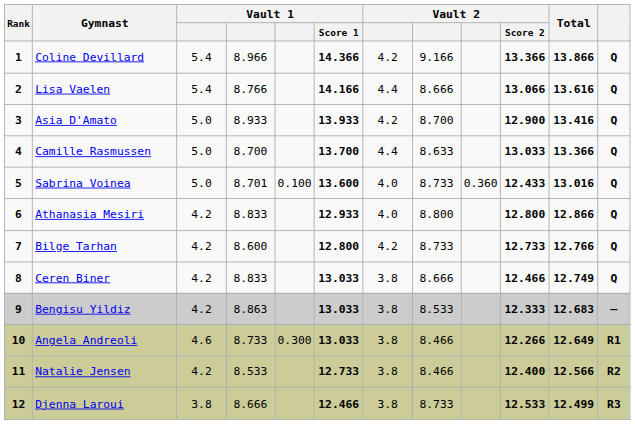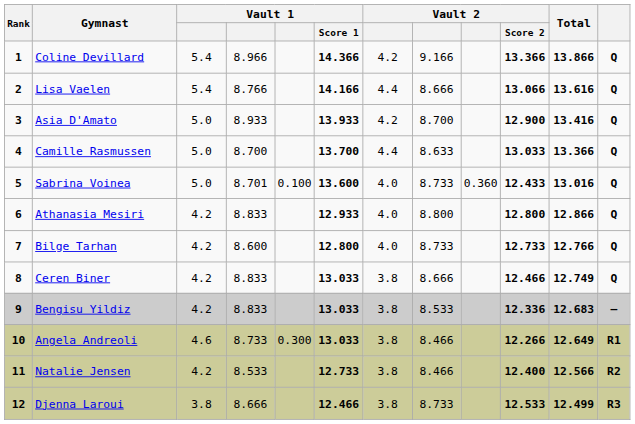(388, 246) 4.2 -> (388, 246) 4.0
(250, 309) 8.863 -> (250, 309) 8.833
(525, 309) 12.333 -> (525, 309) 12.336
